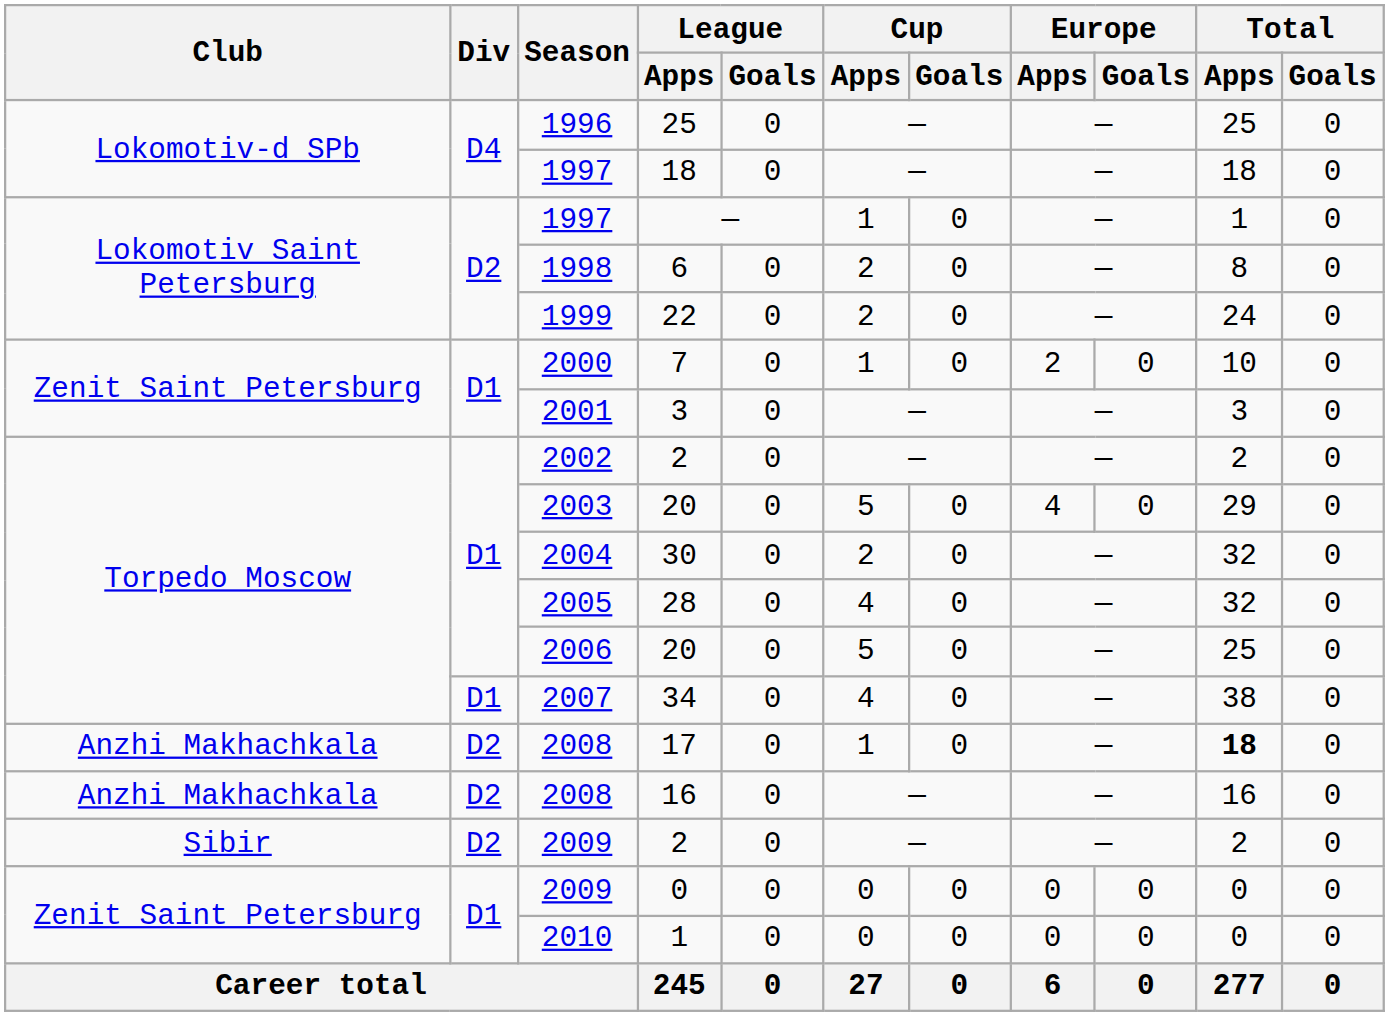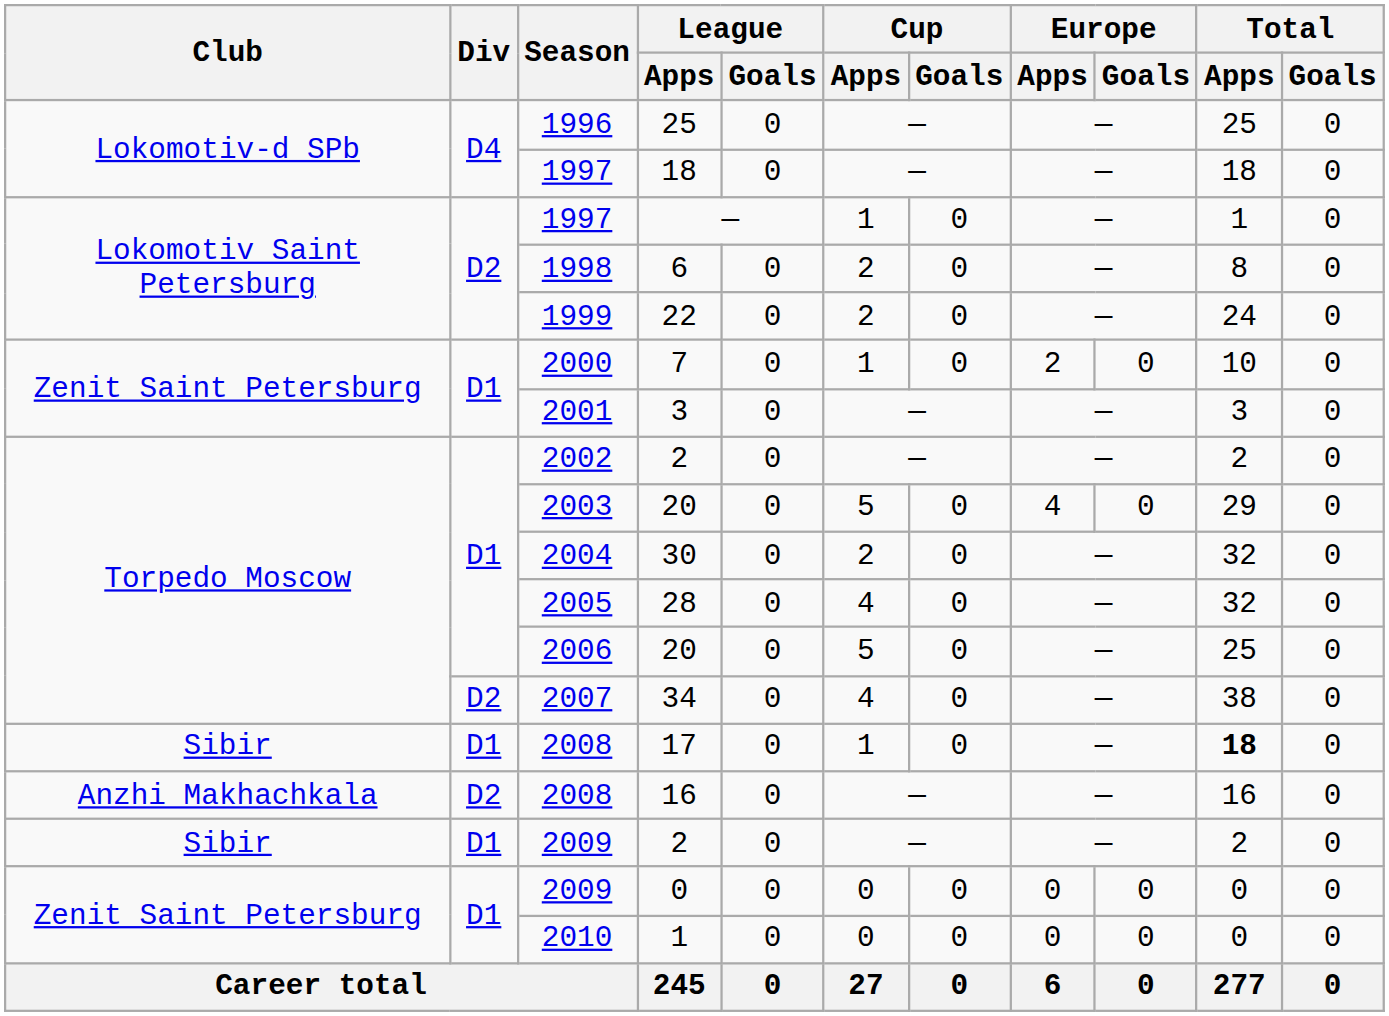(484, 699) D1 -> (484, 699) D2
(228, 747) Anzhi Makhachkala -> (228, 747) Sibir
(484, 747) D2 -> (484, 747) D1
(484, 843) D2 -> (484, 843) D1
